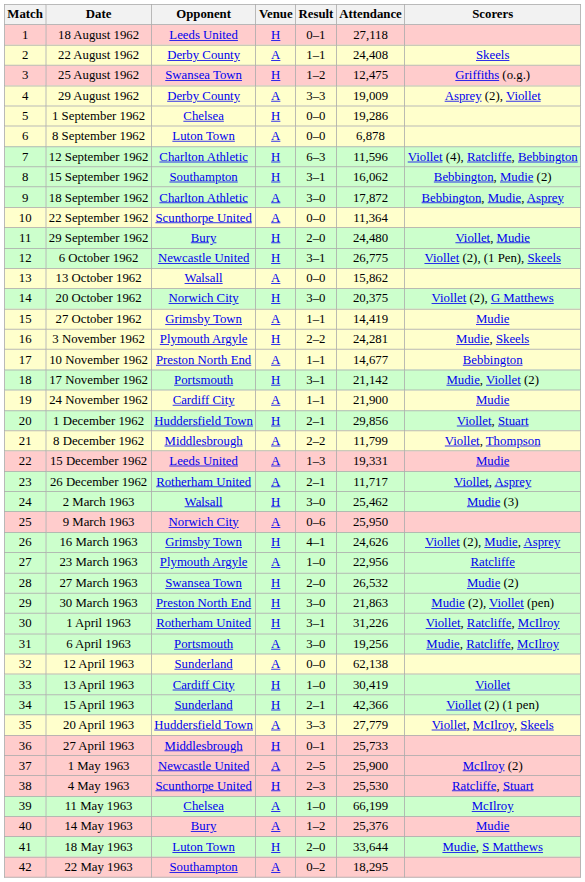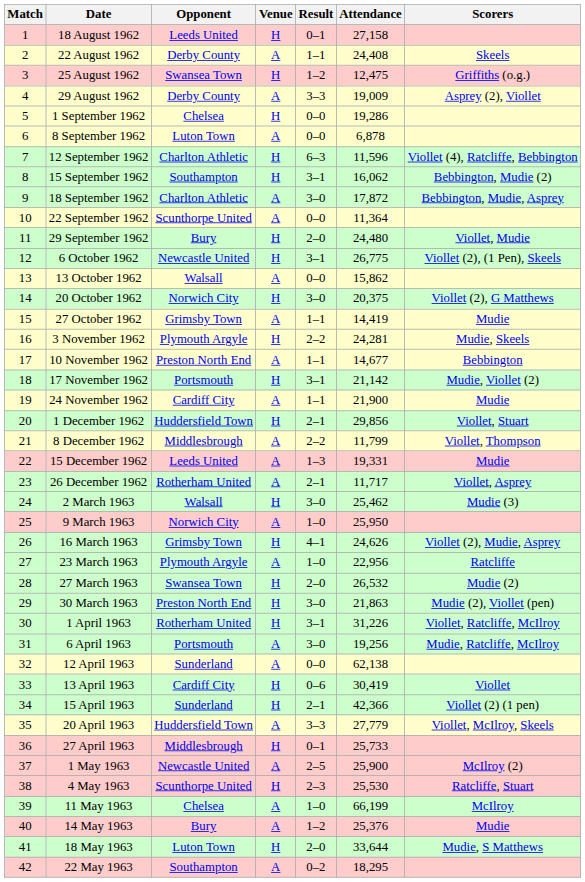(371, 34) 27,118 -> (371, 34) 27,158
(316, 522) 0–6 -> (316, 522) 1–0
(316, 684) 1–0 -> (316, 684) 0–6
